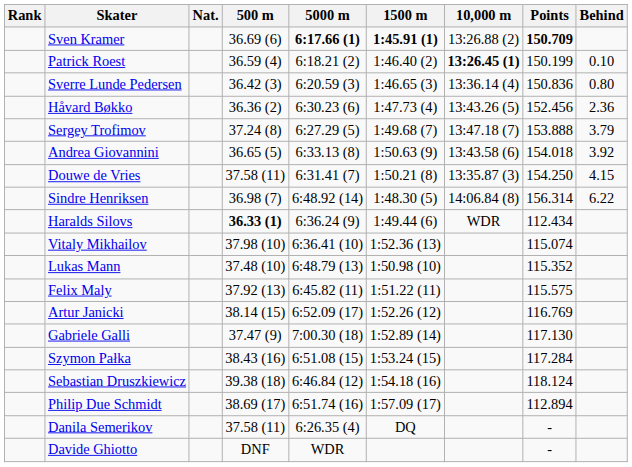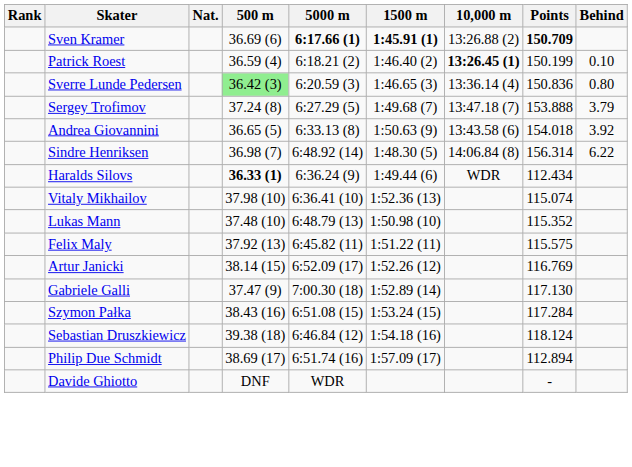(255, 84) no background -> (255, 84) lightgreen background
- row: (90, 107)
- row: (94, 175)
- row: (100, 426)
